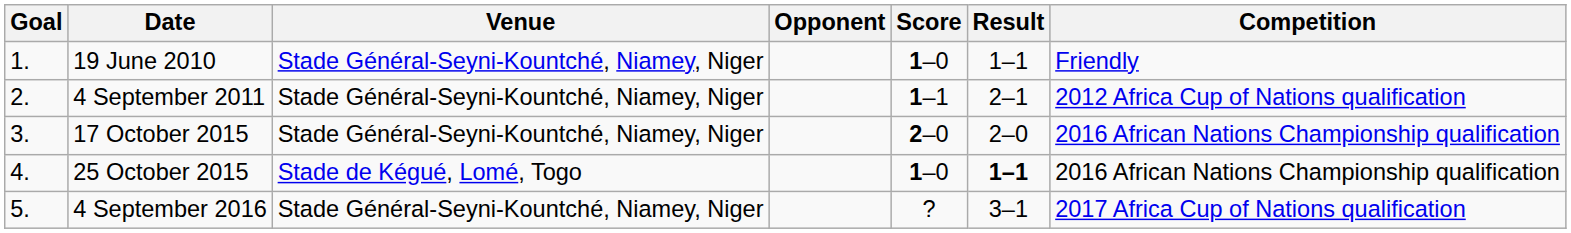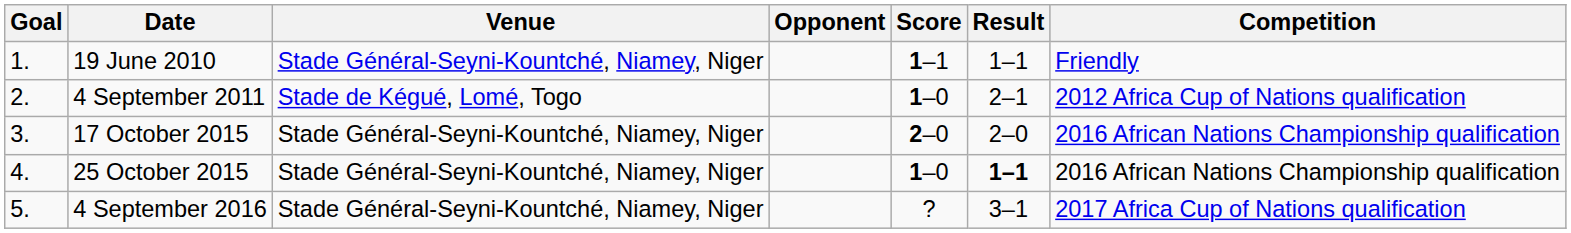(929, 60) 1–0 -> (929, 60) 1–1
(521, 97) Stade Général-Seyni-Kountché, Niamey, Niger -> (430, 97) Stade de Kégué, Lomé, Togo
(929, 97) 1–1 -> (929, 97) 1–0
(430, 172) Stade de Kégué, Lomé, Togo -> (521, 172) Stade Général-Seyni-Kountché, Niamey, Niger
